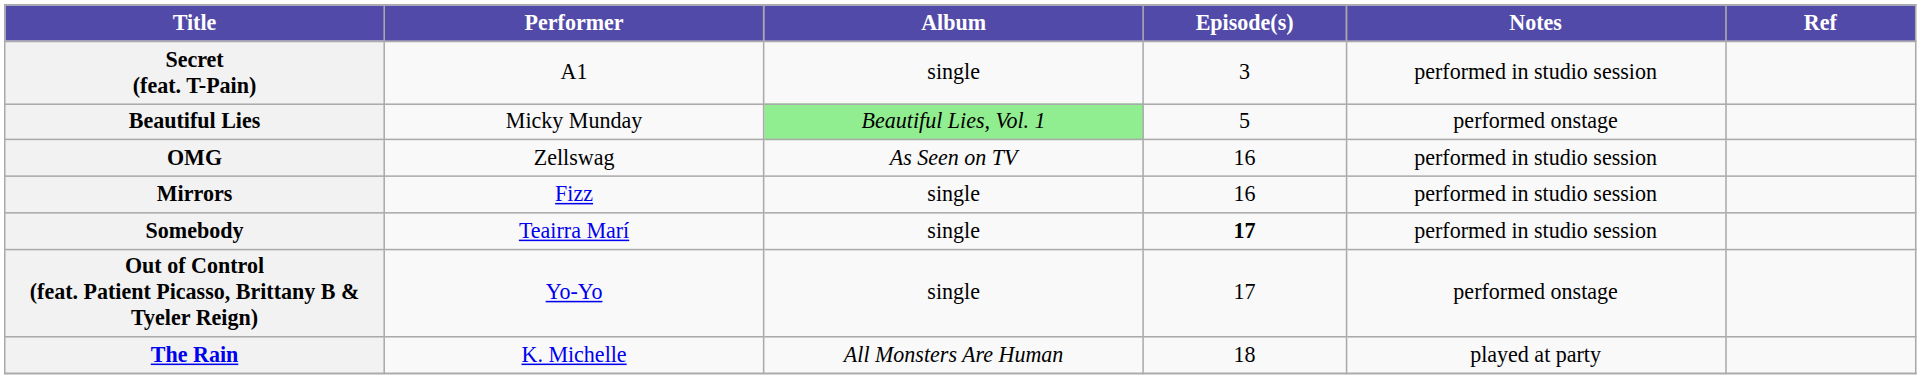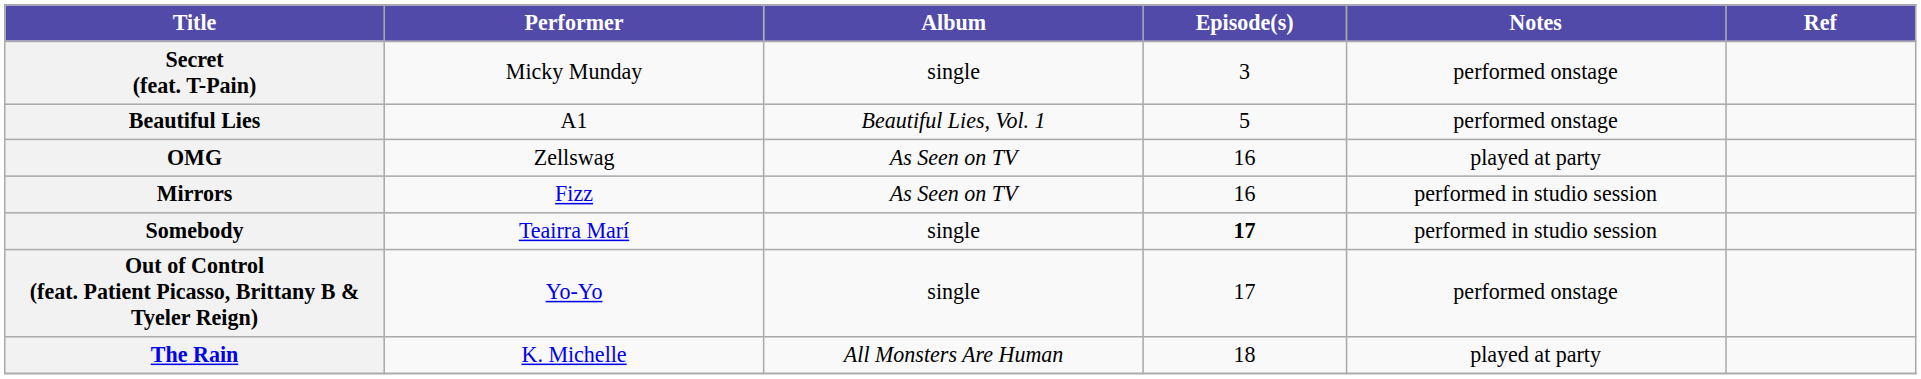(574, 72) A1 -> (574, 72) Micky Munday
(1536, 72) performed in studio session -> (1536, 72) performed onstage
(574, 121) Micky Munday -> (574, 121) A1
(954, 121) lightgreen background -> (954, 121) no background
(1536, 158) performed in studio session -> (1536, 158) played at party
(954, 194) single -> (954, 194) As Seen on TV
